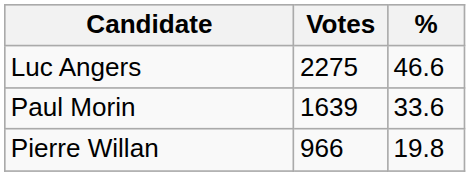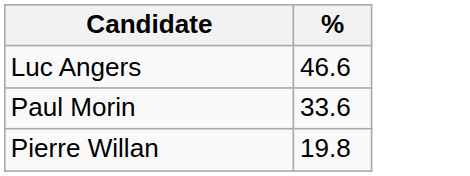- column: (341, 25)
